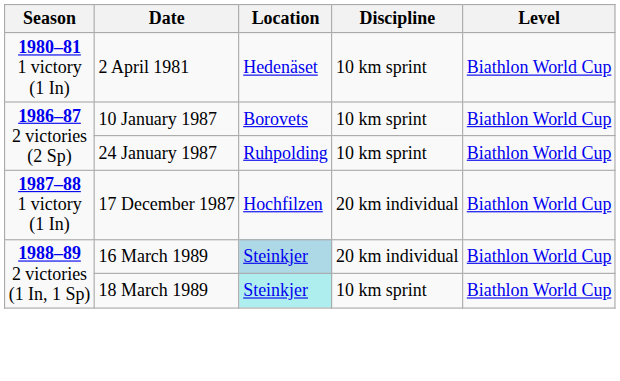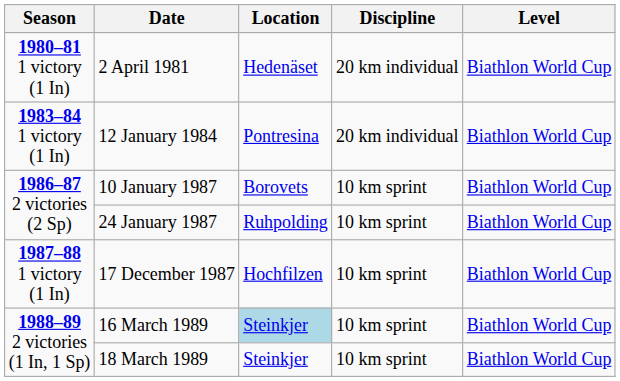(381, 67) 10 km sprint -> (397, 67) 20 km individual
+ row: (158, 136)
(397, 204) 20 km individual -> (381, 273) 10 km sprint
(397, 256) 20 km individual -> (381, 325) 10 km sprint
(276, 290) paleturquoise background -> (276, 359) no background
